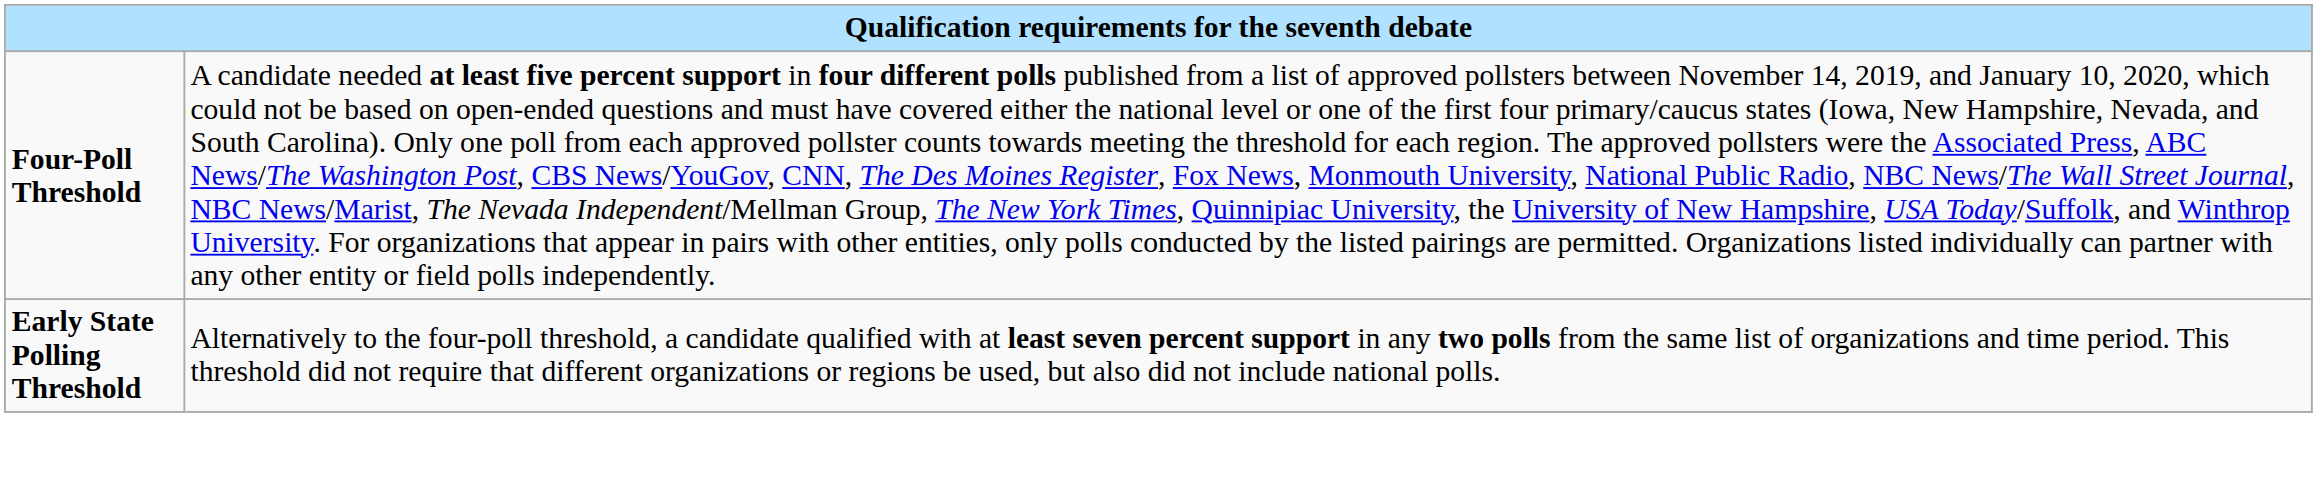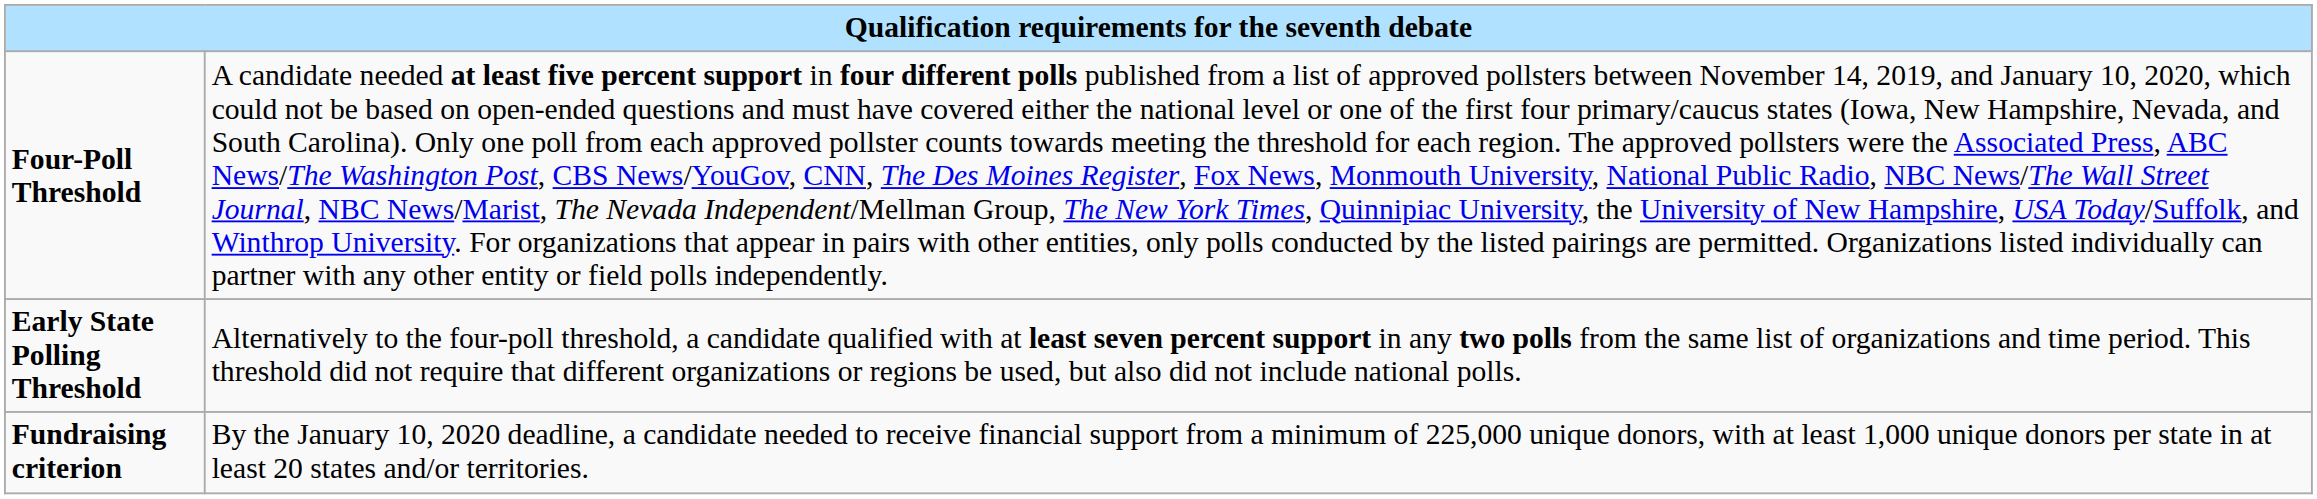+ row: (89, 451)
